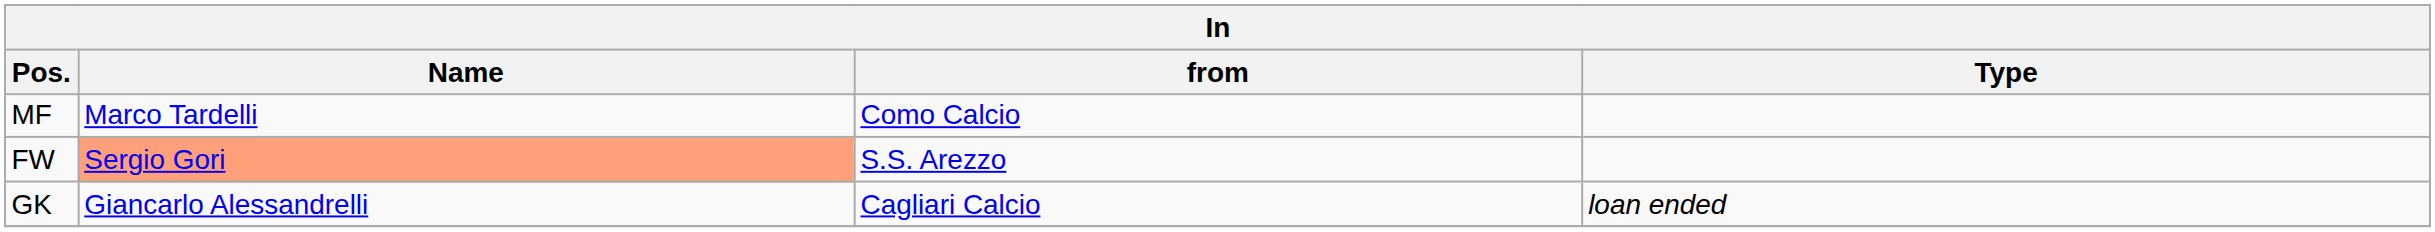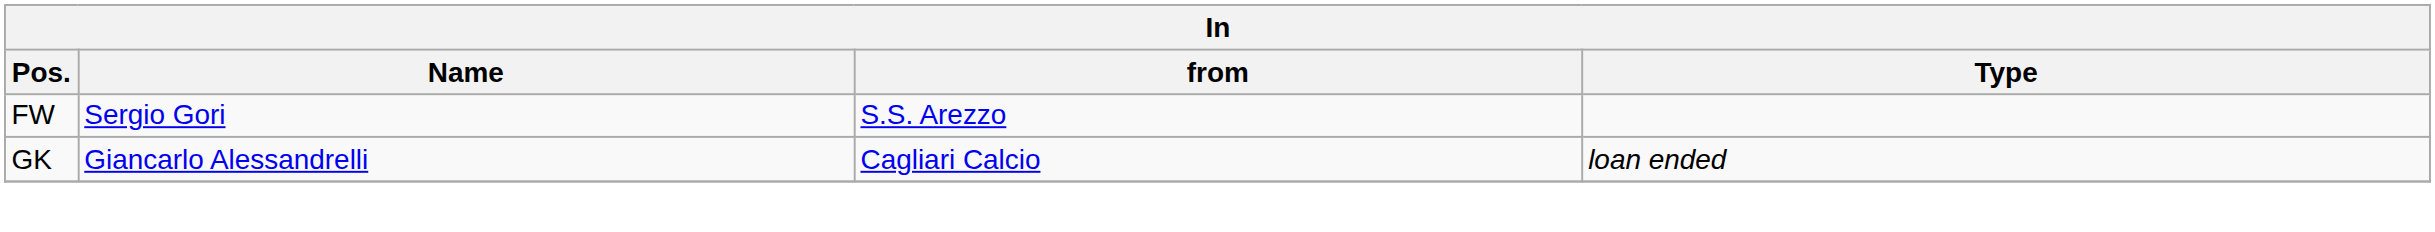- row: (32, 116)
(155, 160) lightsalmon background -> (155, 116) no background
